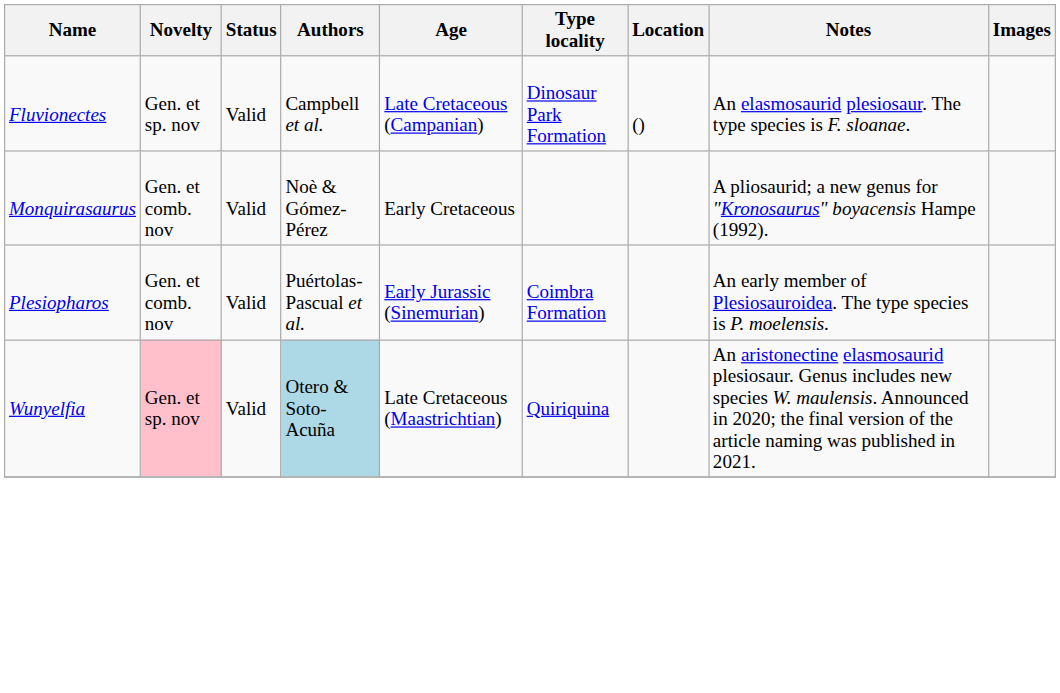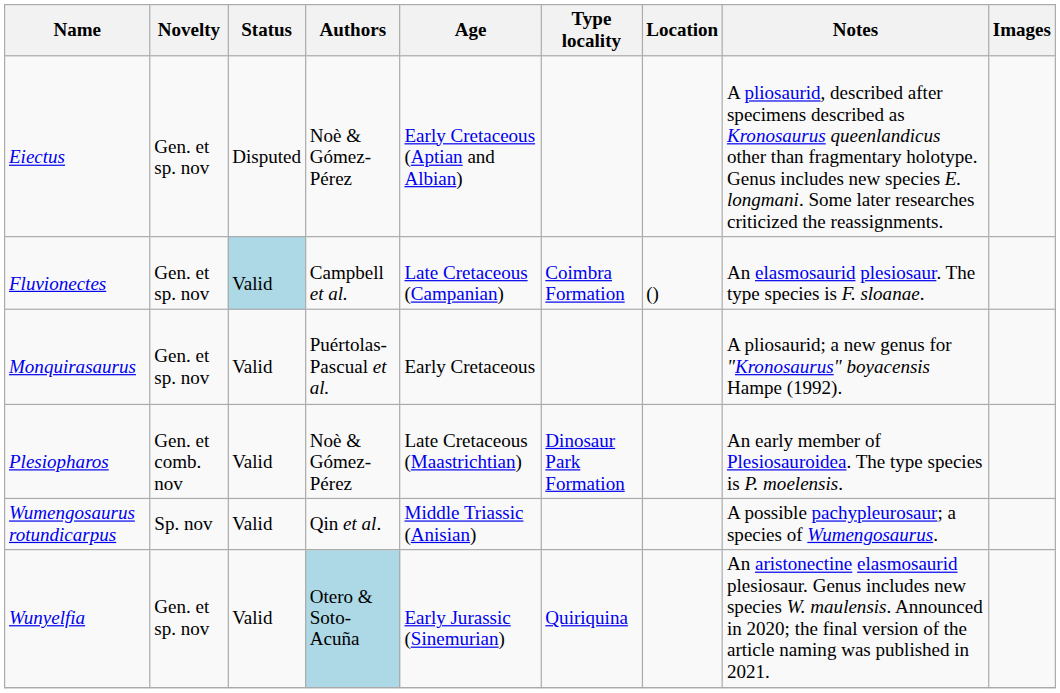+ row: (37, 156)
(246, 114) no background -> (252, 283) lightblue background
(566, 114) Dinosaur Park Formation -> (585, 283) Coimbra Formation
(172, 208) Gen. et comb. nov -> (182, 367) Gen. et sp. nov
(316, 208) Noè & Gómez-Pérez -> (348, 367) Puértolas-Pascual et al.
(324, 302) Puértolas-Pascual et al. -> (340, 461) Noè & Gómez-Pérez
(437, 302) Early Jurassic (Sinemurian) -> (466, 450) Late Cretaceous (Maastrichtian)
(566, 302) Coimbra Formation -> (585, 461) Dinosaur Park Formation
+ row: (72, 524)
(172, 408) pink background -> (182, 618) no background
(446, 408) Late Cretaceous (Maastrichtian) -> (458, 629) Early Jurassic (Sinemurian)
